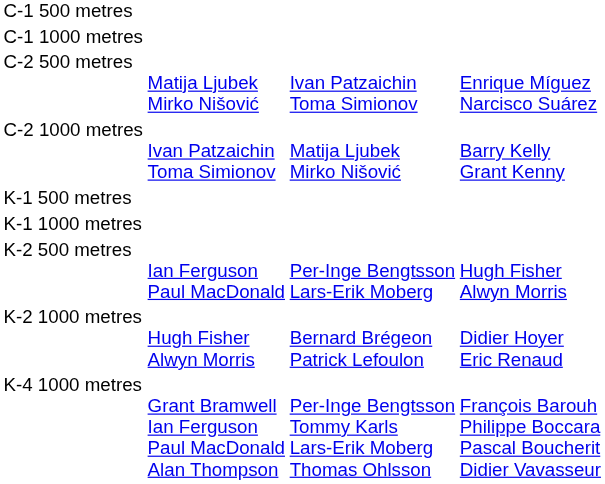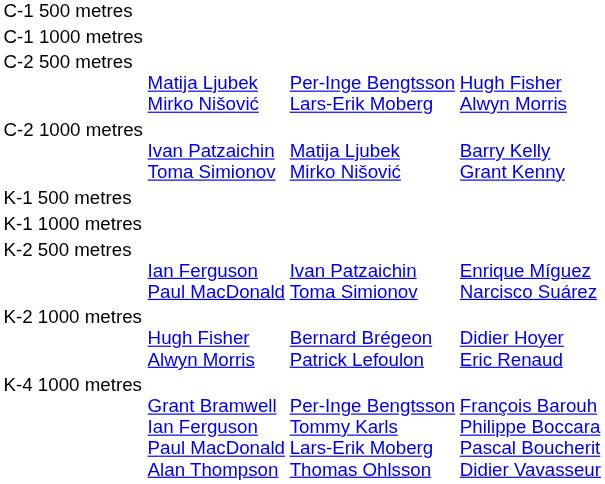(354, 94) Ivan Patzaichin Toma Simionov -> (372, 94) Per-Inge Bengtsson Lars-Erik Moberg
(528, 94) Enrique Míguez Narcisco Suárez -> (513, 94) Hugh Fisher Alwyn Morris
(372, 281) Per-Inge Bengtsson Lars-Erik Moberg -> (354, 281) Ivan Patzaichin Toma Simionov
(513, 281) Hugh Fisher Alwyn Morris -> (528, 281) Enrique Míguez Narcisco Suárez
